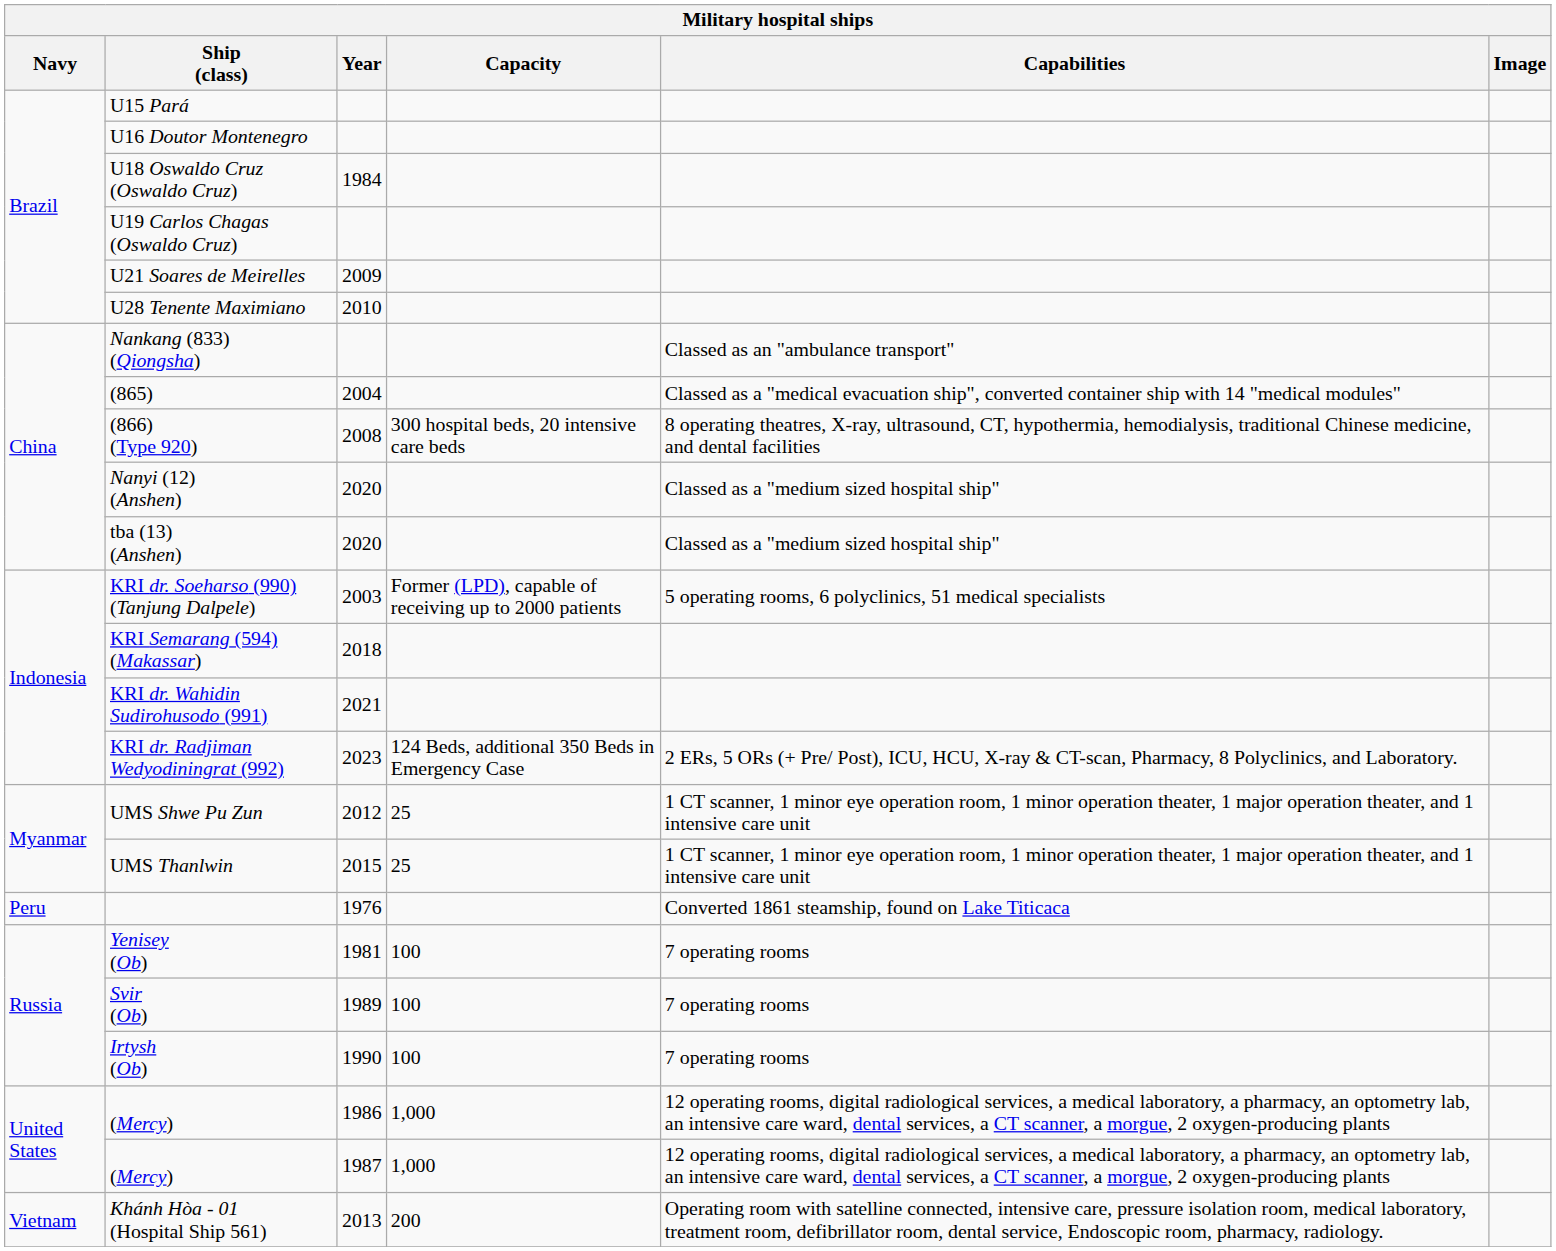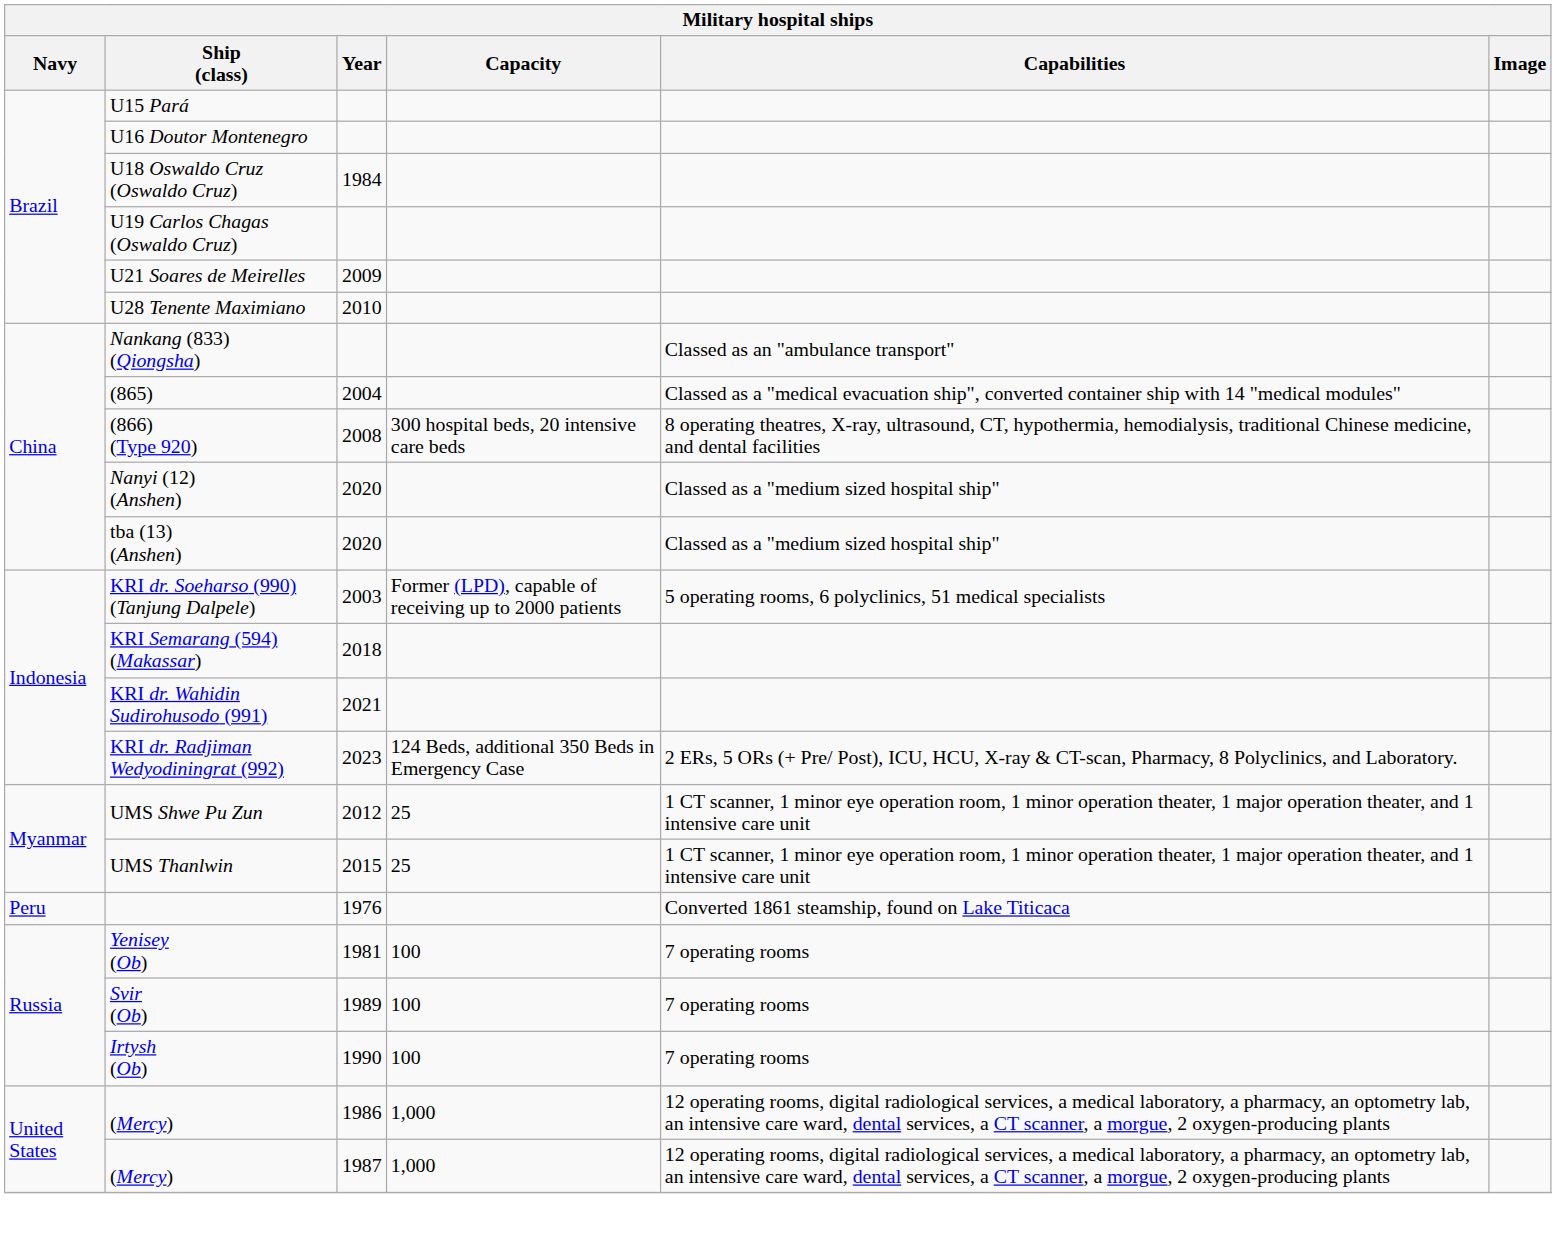- row: (188, 1219)
